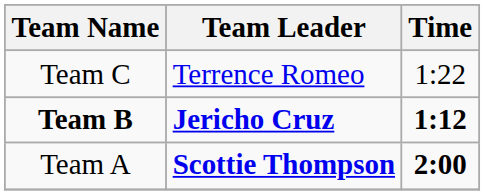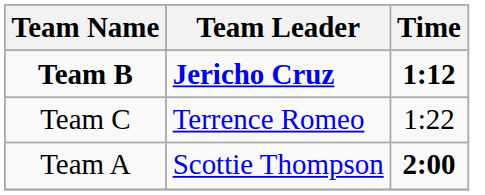rows swapped: (85, 119) <-> (85, 73)
(284, 165) bold -> (278, 165) normal
